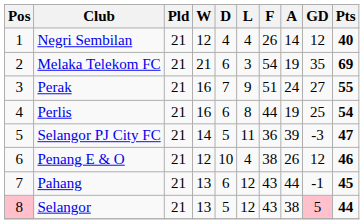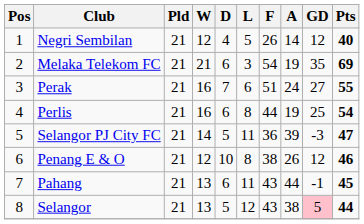(248, 40) 4 -> (248, 40) 5
(248, 87) 9 -> (248, 87) 6
(248, 159) 4 -> (248, 159) 8
(248, 183) 12 -> (248, 183) 11
(19, 207) pink background -> (19, 207) no background
